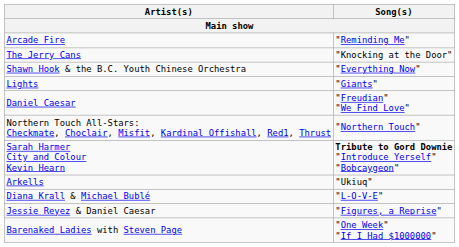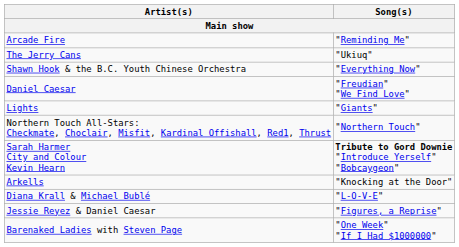(394, 55) "Knocking at the Door" -> (354, 55) "Ukiuq"
rows swapped: (22, 84) <-> (41, 103)
(354, 182) "Ukiuq" -> (394, 182) "Knocking at the Door"
